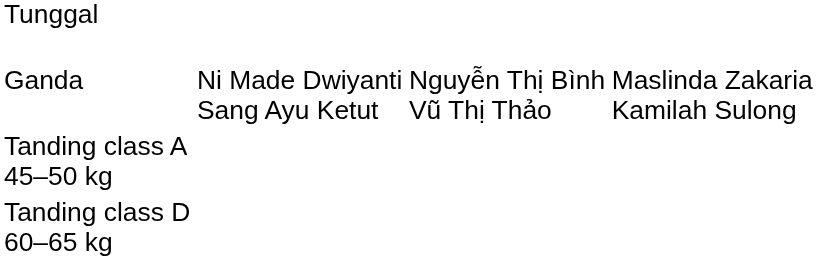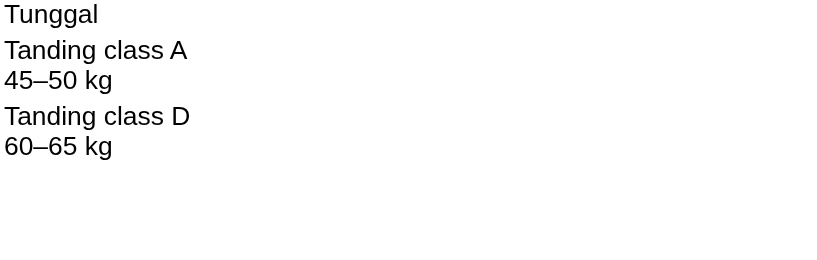- row: (44, 80)
